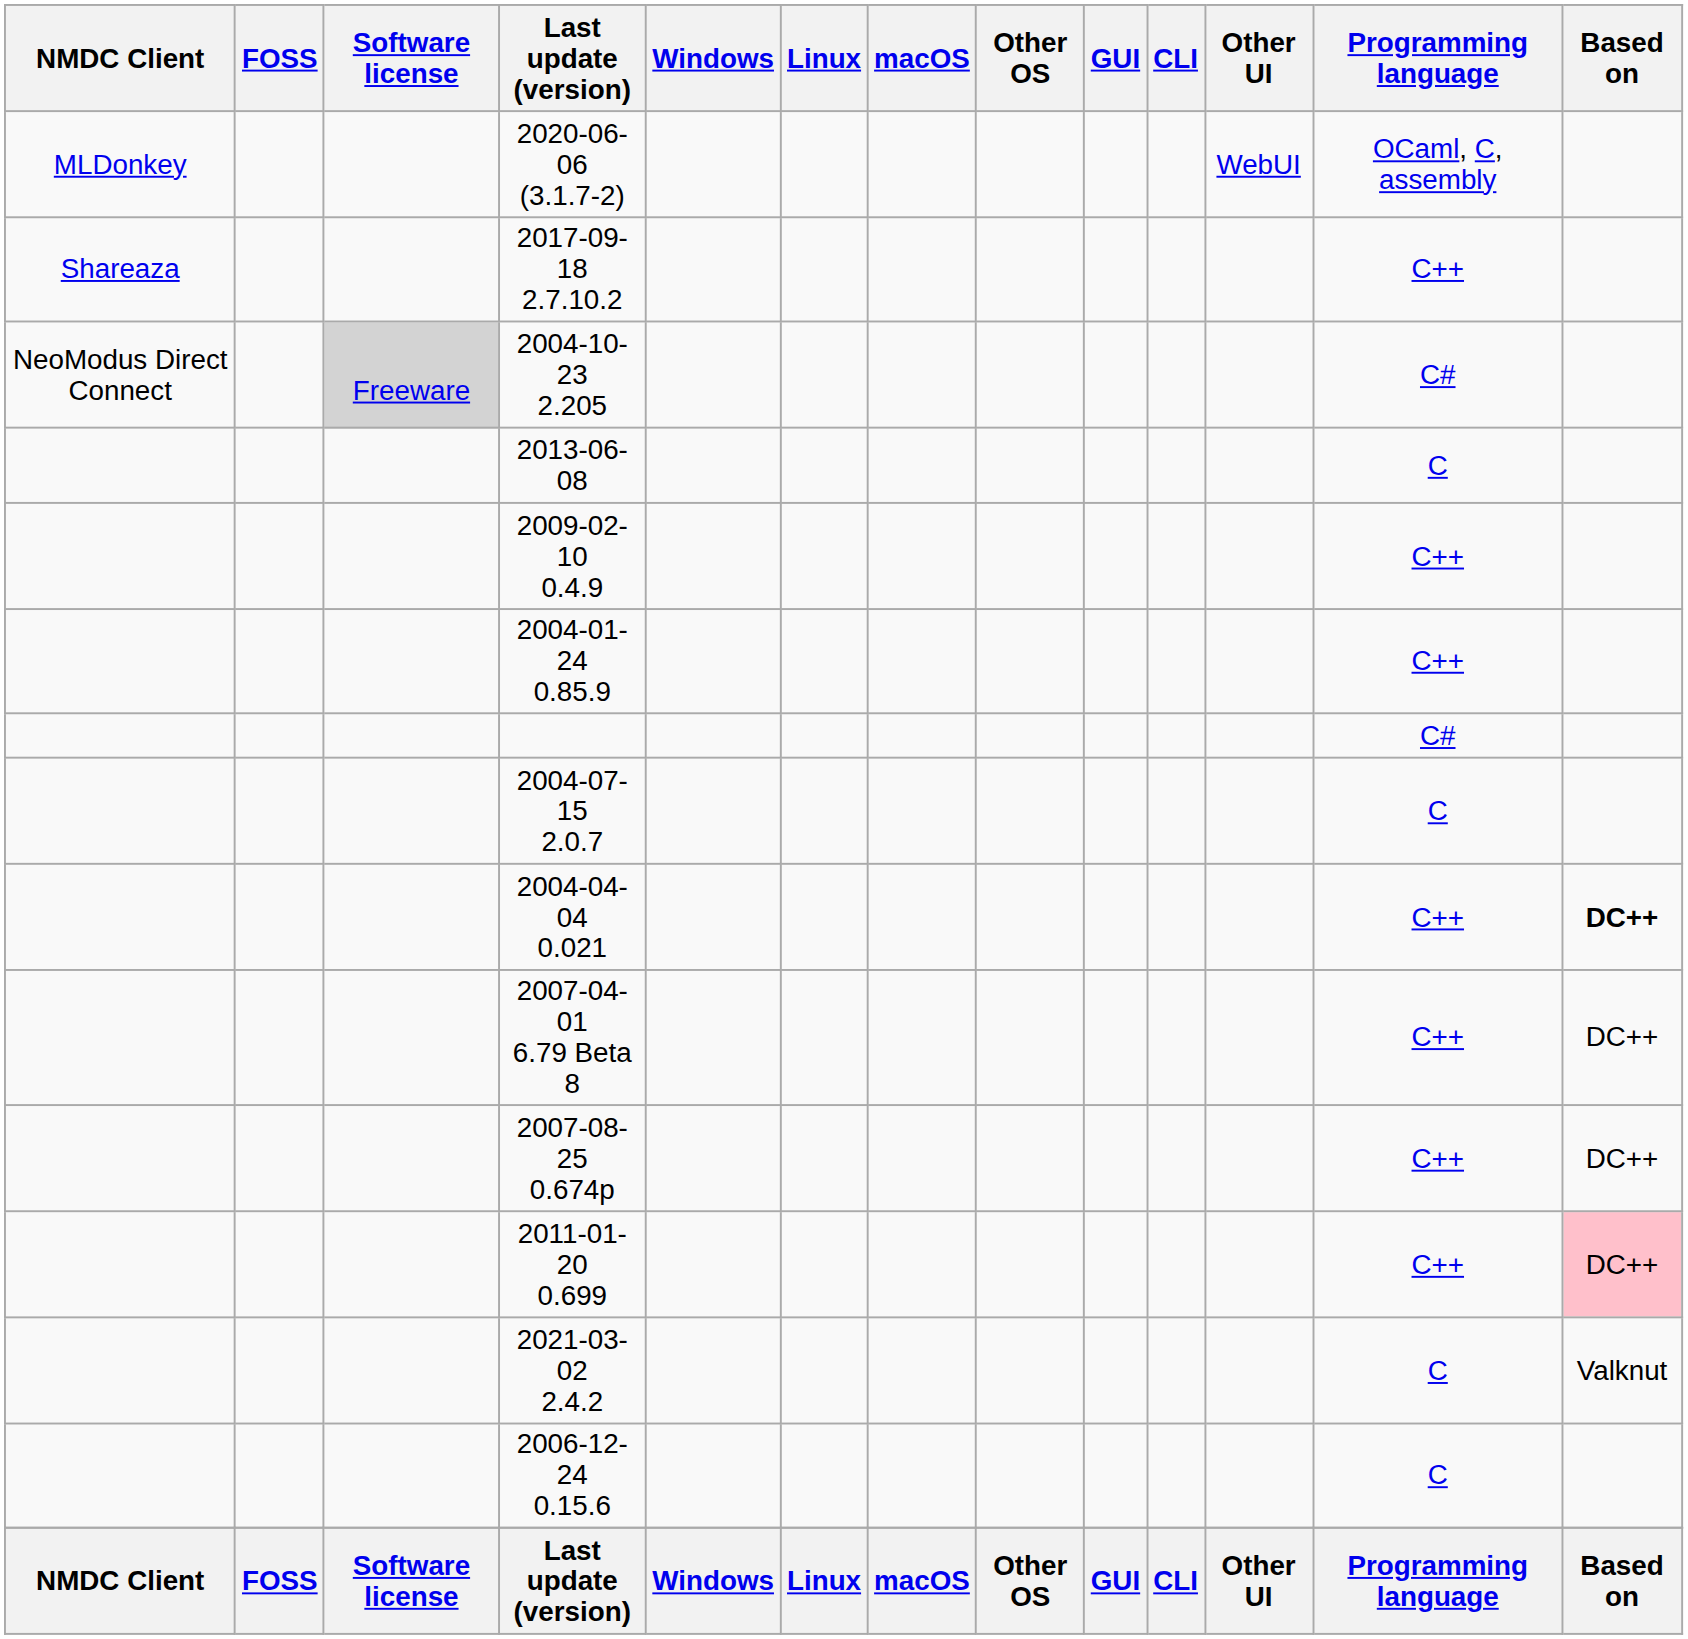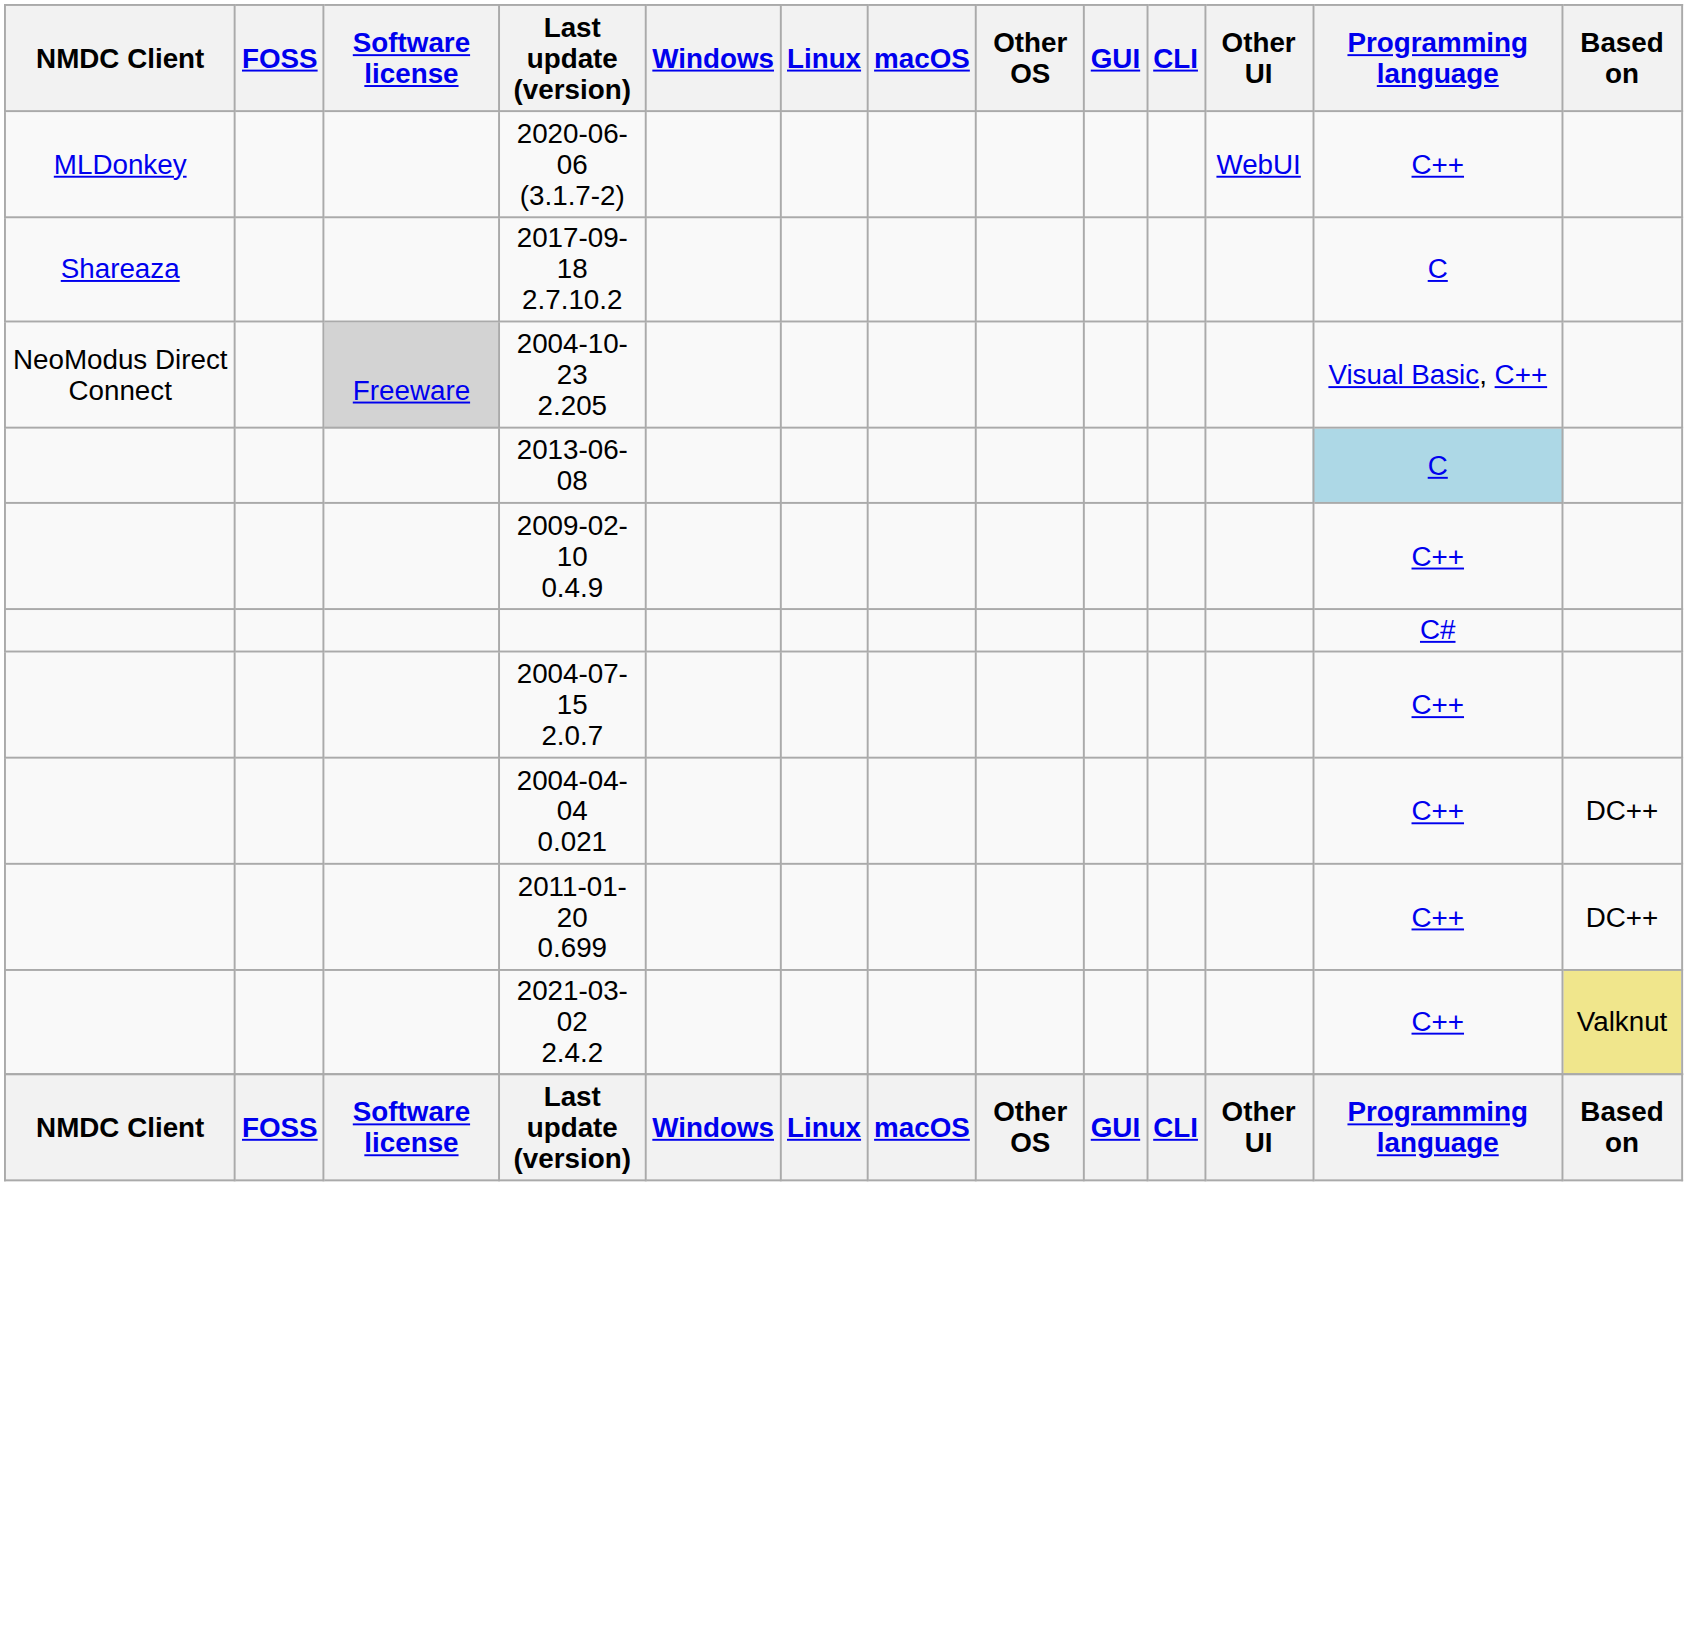(1438, 164) OCaml, C, assembly -> (1438, 164) C++
(1438, 270) C++ -> (1438, 270) C
(1438, 375) C# -> (1438, 375) Visual Basic, C++
(1438, 465) no background -> (1438, 465) lightblue background
- row: (120, 661)
(1438, 811) C -> (1438, 705) C++
(1622, 917) bold -> (1622, 811) normal
- row: (120, 1038)
- row: (120, 1159)
(1622, 1264) pink background -> (1622, 917) no background
(1438, 1370) C -> (1438, 1022) C++
(1622, 1370) no background -> (1622, 1022) khaki background
- row: (120, 1476)
